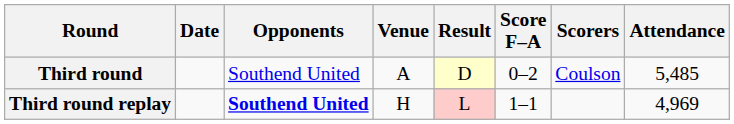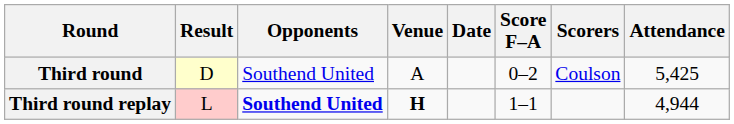columns swapped: (200, 30) <-> (465, 30)
(677, 72) 5,485 -> (677, 72) 5,425
(403, 103) normal -> (417, 103) bold
(677, 103) 4,969 -> (677, 103) 4,944
